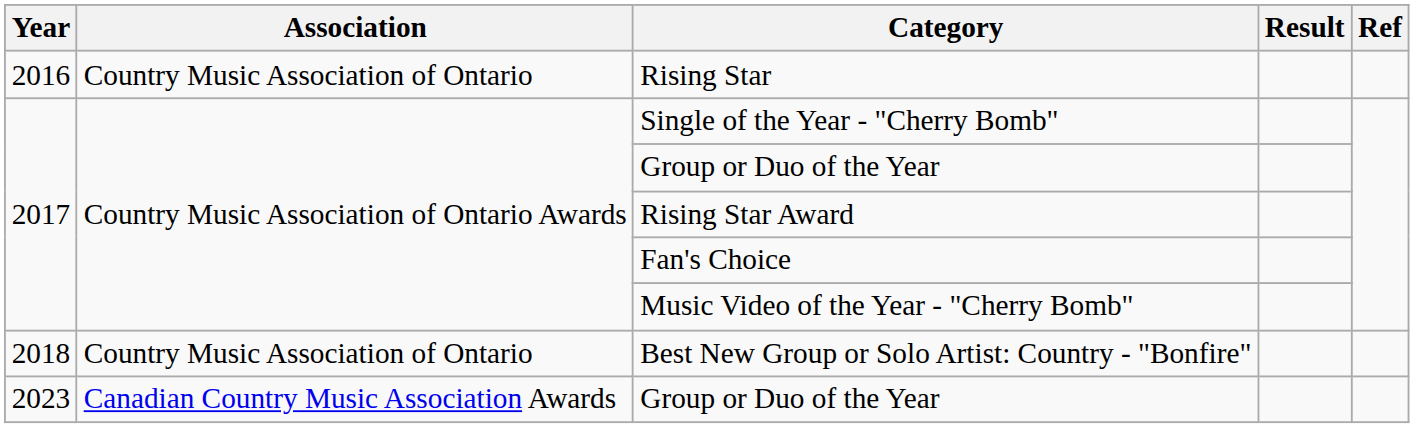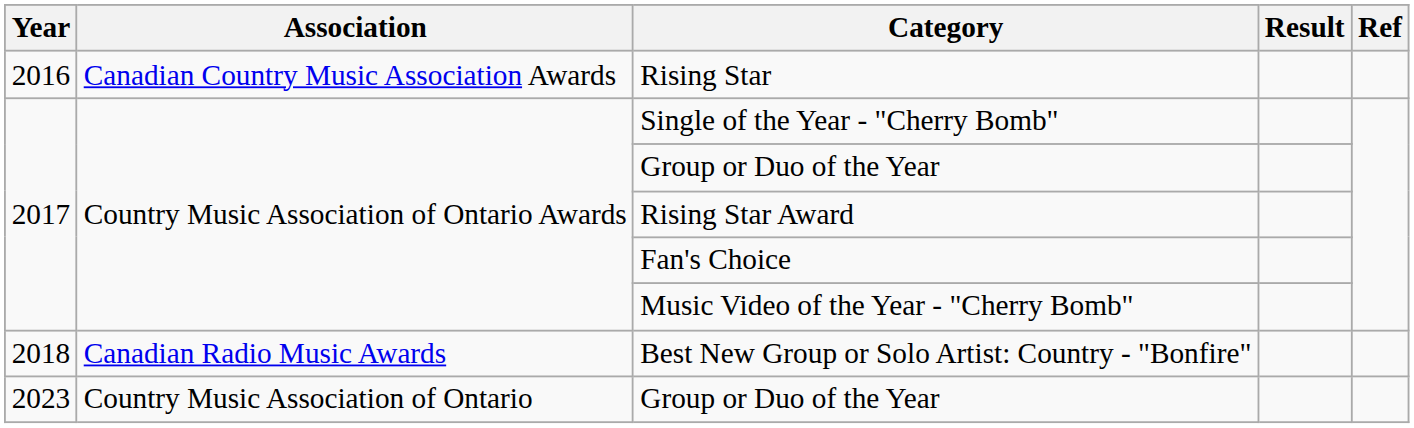(308, 74) Country Music Association of Ontario -> (350, 74) Canadian Country Music Association Awards
(308, 352) Country Music Association of Ontario -> (265, 352) Canadian Radio Music Awards
(350, 399) Canadian Country Music Association Awards -> (308, 399) Country Music Association of Ontario
